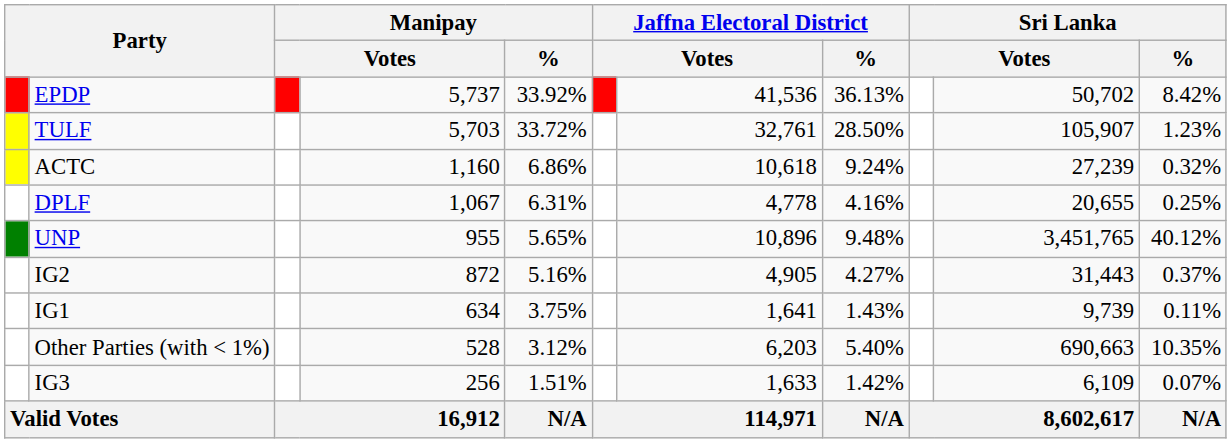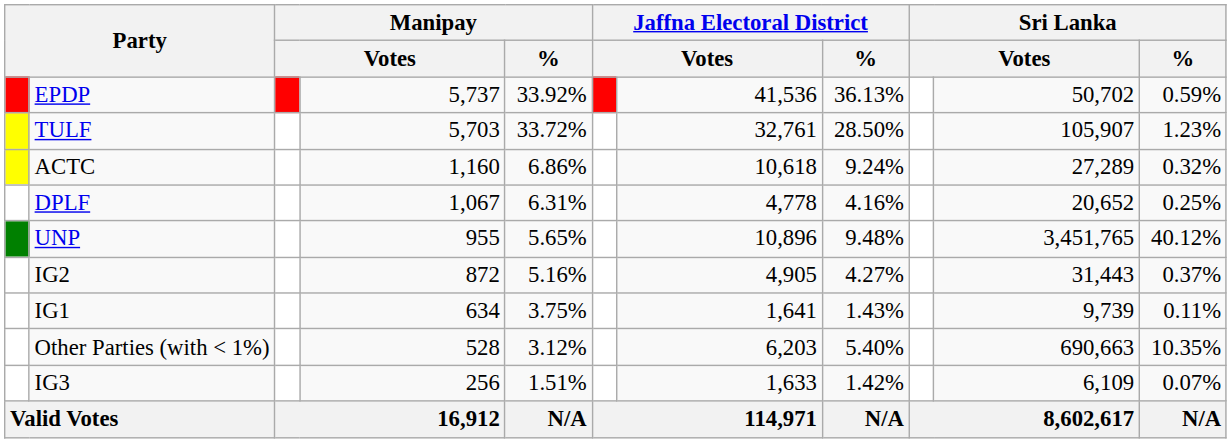(1192, 94) 8.42% -> (1192, 94) 0.59%
(1103, 166) 27,239 -> (1103, 166) 27,289
(1103, 202) 20,655 -> (1103, 202) 20,652
